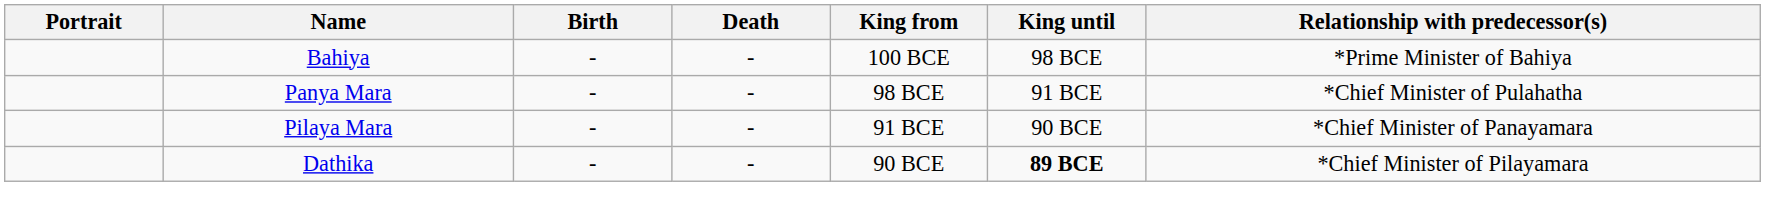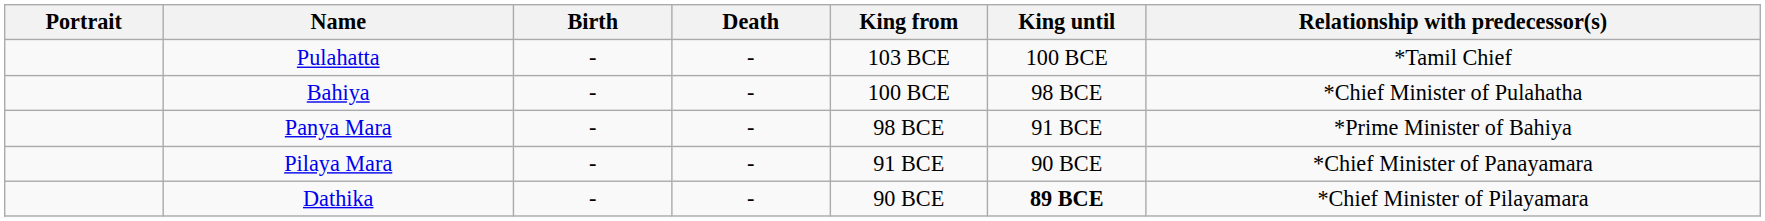+ row: (338, 57)
(1453, 57) *Prime Minister of Bahiya -> (1453, 92) *Chief Minister of Pulahatha
(1453, 92) *Chief Minister of Pulahatha -> (1453, 127) *Prime Minister of Bahiya
